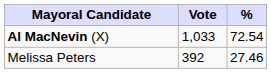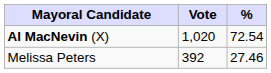(199, 36) 1,033 -> (199, 36) 1,020
